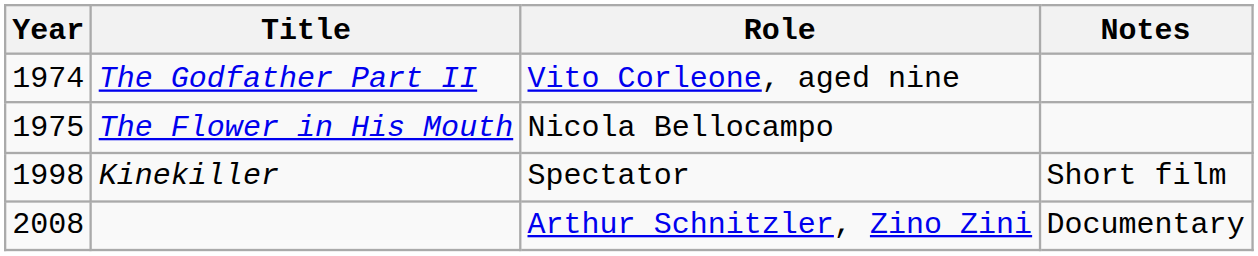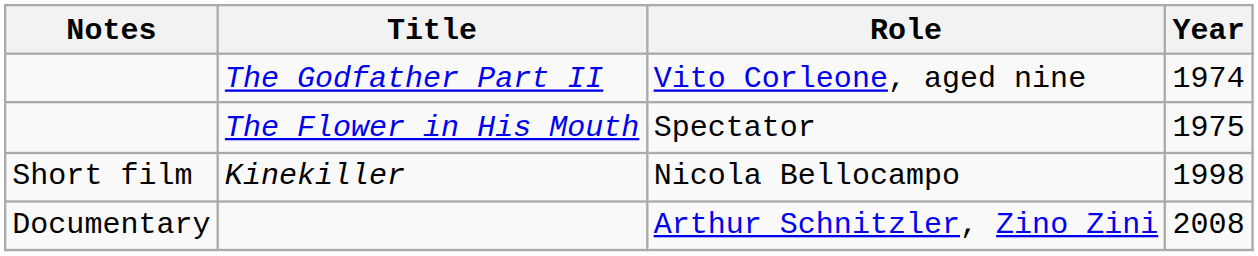columns swapped: (48, 30) <-> (1146, 30)
(681, 128) Nicola Bellocampo -> (735, 128) Spectator
(609, 176) Spectator -> (807, 176) Nicola Bellocampo
